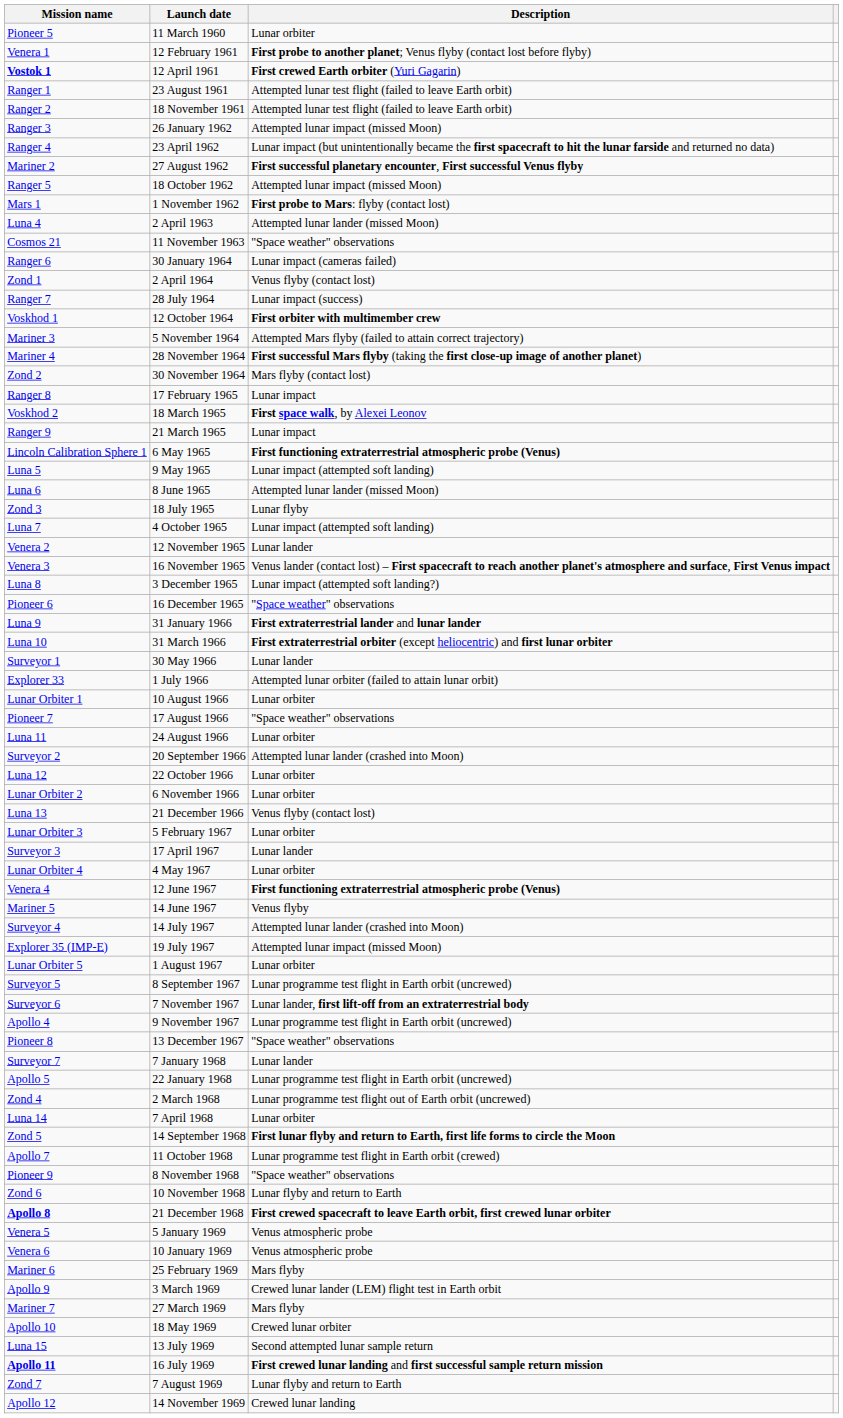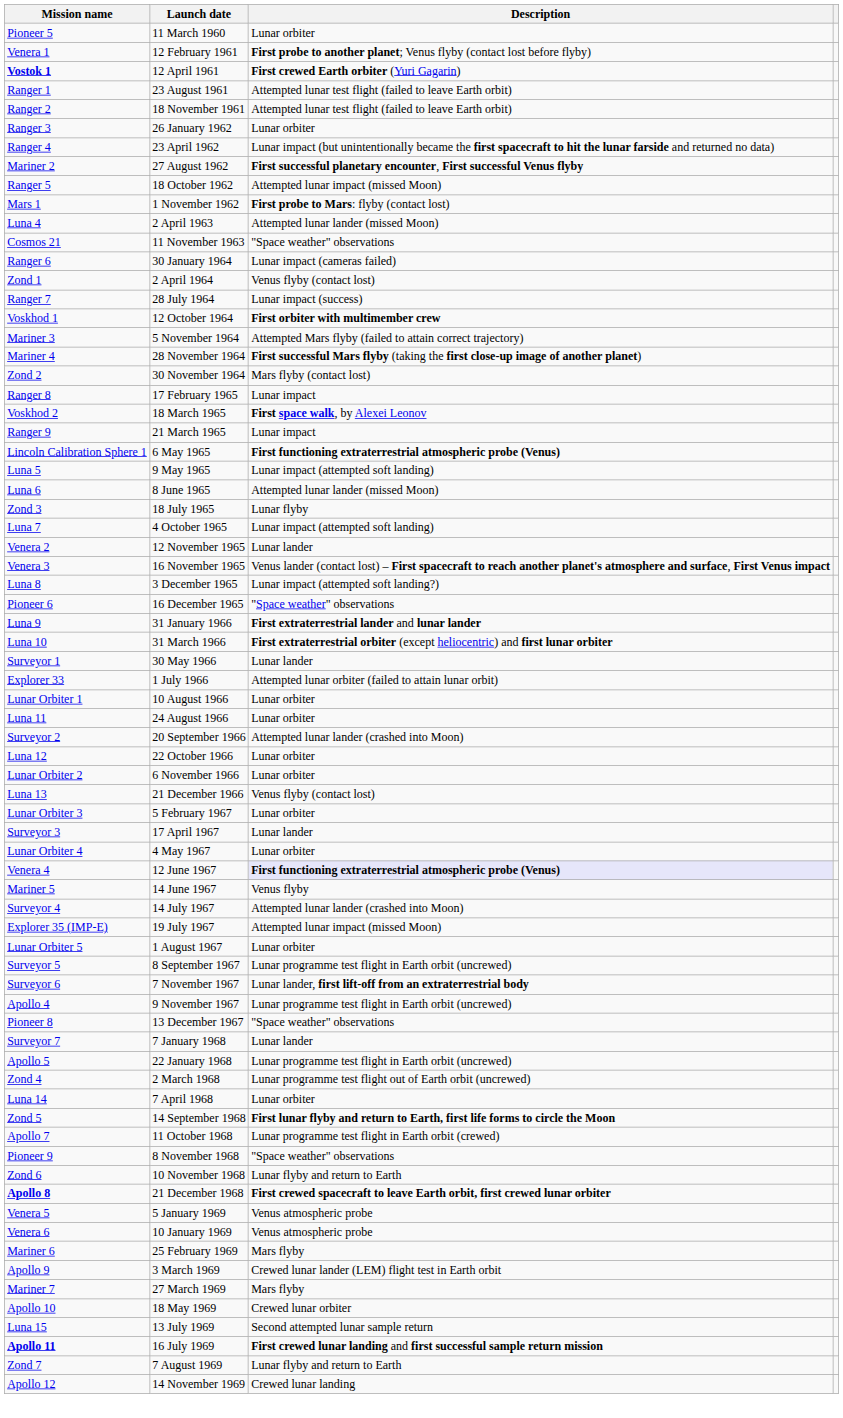(346, 128) Attempted lunar impact (missed Moon) -> (283, 128) Lunar orbiter
- row: (30, 718)
(406, 889) no background -> (406, 870) lavender background
